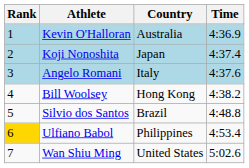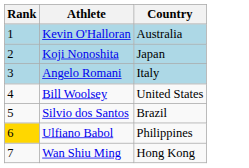- column: (225, 14)
(166, 93) Hong Kong -> (170, 93) United States
(170, 152) United States -> (166, 152) Hong Kong
